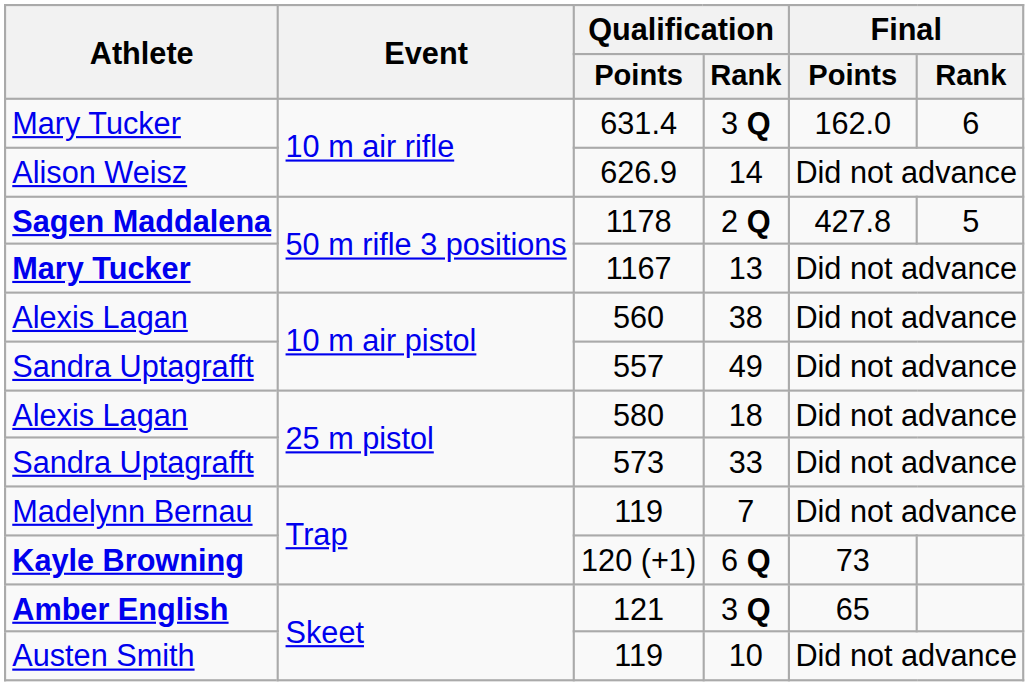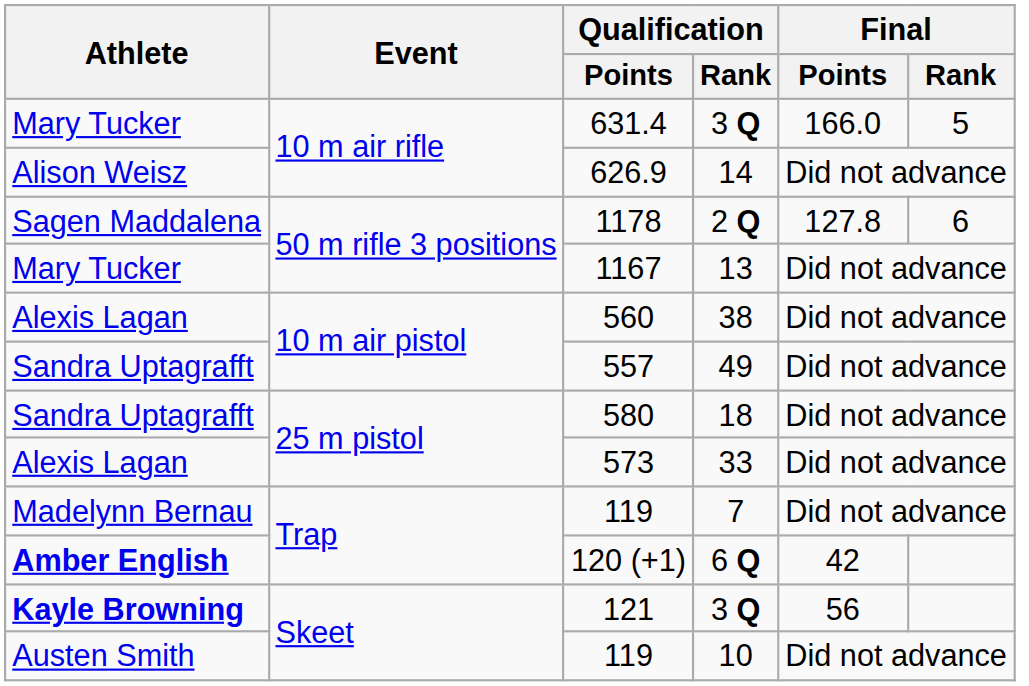(853, 124) 162.0 -> (843, 124) 166.0
(971, 124) 6 -> (961, 124) 5
(142, 221) bold -> (137, 221) normal
(853, 221) 427.8 -> (843, 221) 127.8
(971, 221) 5 -> (961, 221) 6
(101, 269) bold -> (97, 269) normal
(100, 415) Alexis Lagan -> (133, 415) Sandra Uptagrafft
(133, 463) Sandra Uptagrafft -> (100, 463) Alexis Lagan
(128, 560) Kayle Browning -> (120, 560) Amber English
(853, 560) 73 -> (843, 560) 42
(120, 608) Amber English -> (128, 608) Kayle Browning
(853, 608) 65 -> (843, 608) 56
